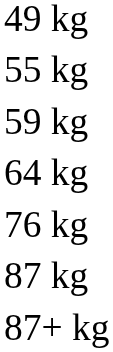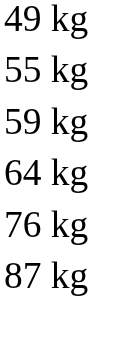- row: (57, 327)
